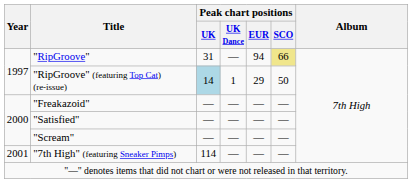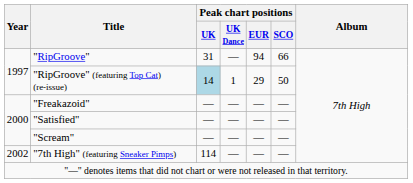(283, 57) khaki background -> (283, 57) no background
(18, 154) 2001 -> (18, 154) 2002
